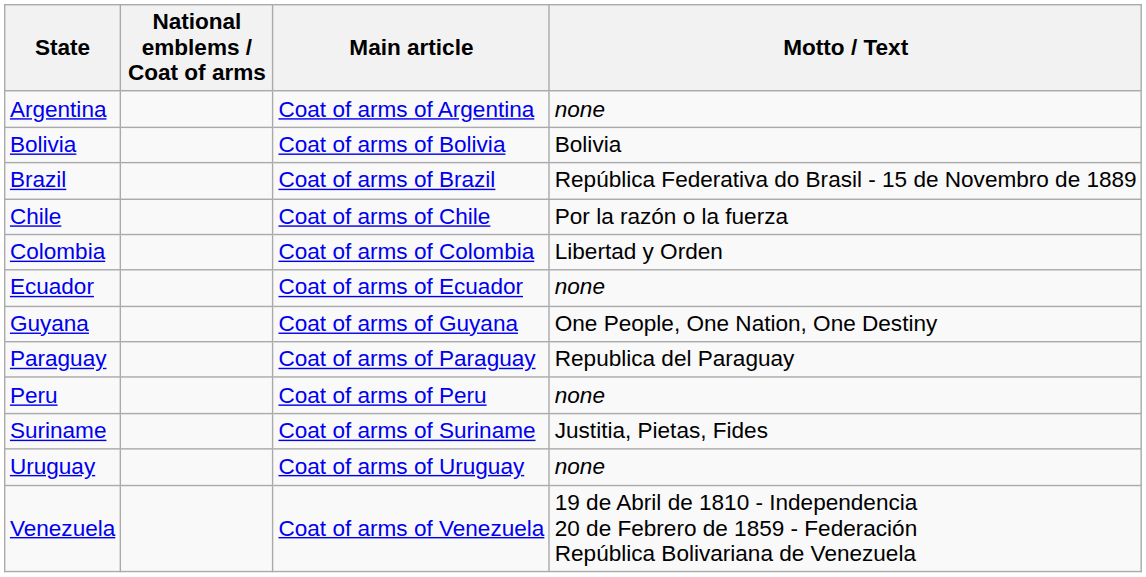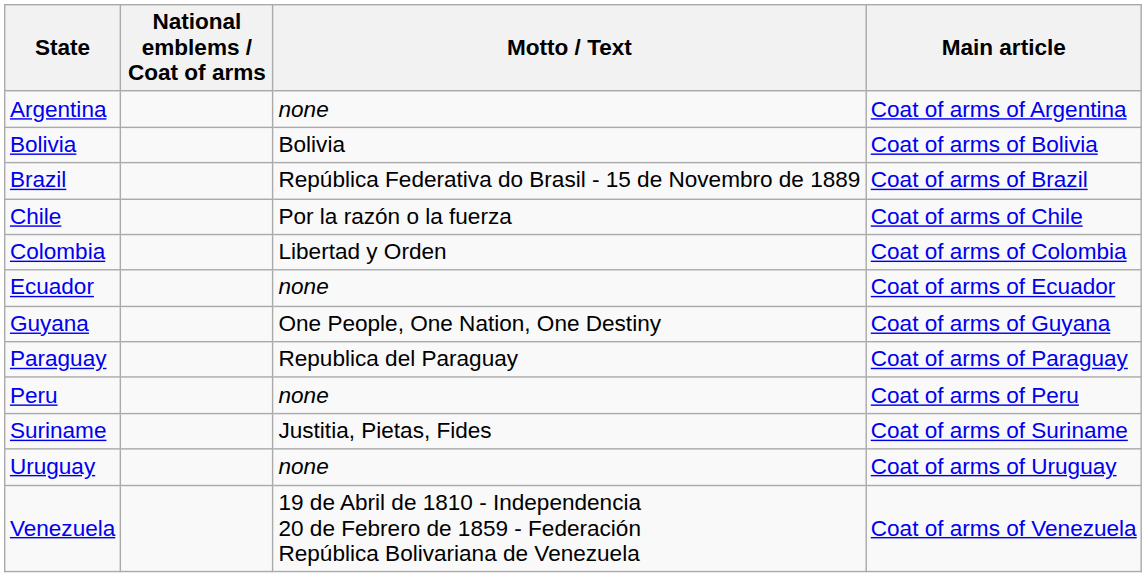columns swapped: (846, 47) <-> (411, 47)
